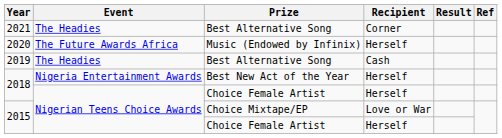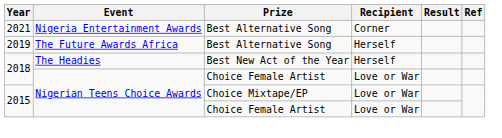(68, 29) The Headies -> (119, 29) Nigeria Entertainment Awards
- row: (19, 45)
(68, 61) The Headies -> (107, 45) The Future Awards Africa
(378, 61) Cash -> (375, 45) Herself
(119, 77) Nigeria Entertainment Awards -> (68, 61) The Headies
(387, 93) Herself -> (387, 77) Love or War
(387, 125) Herself -> (387, 109) Love or War
